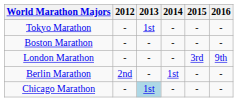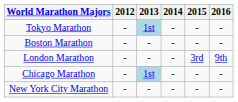(149, 27) no background -> (149, 27) lightblue background
- row: (59, 74)
+ row: (59, 89)
